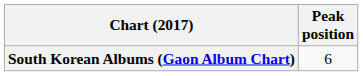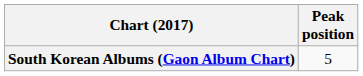(328, 58) 6 -> (328, 58) 5
